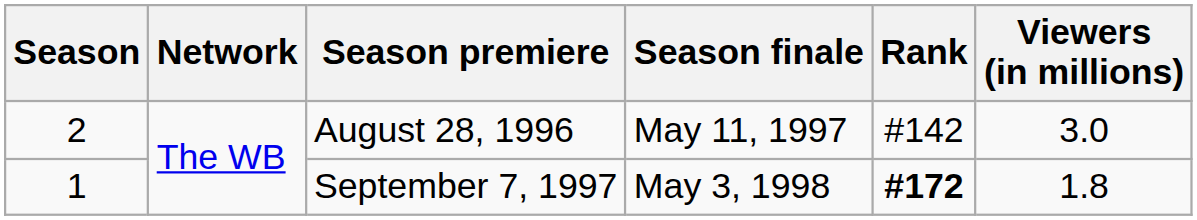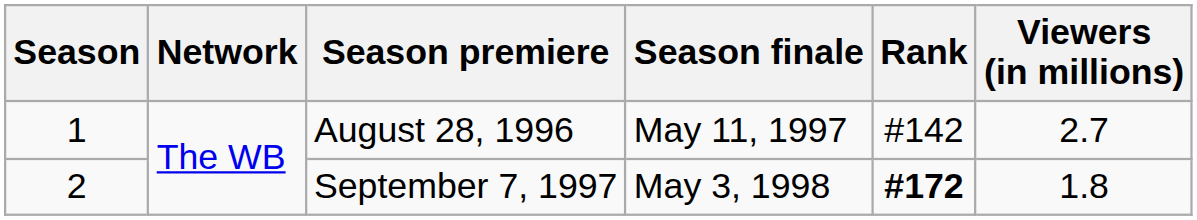(77, 129) 2 -> (77, 129) 1
(1084, 129) 3.0 -> (1084, 129) 2.7
(77, 186) 1 -> (77, 186) 2
